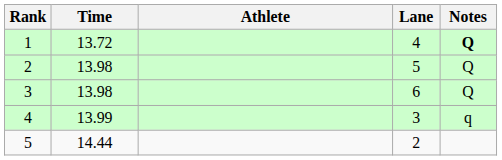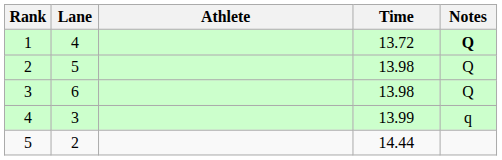columns swapped: (416, 17) <-> (95, 17)
